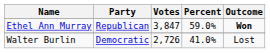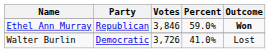(167, 26) 3,847 -> (167, 26) 3,846
(167, 40) 2,726 -> (167, 40) 3,726
